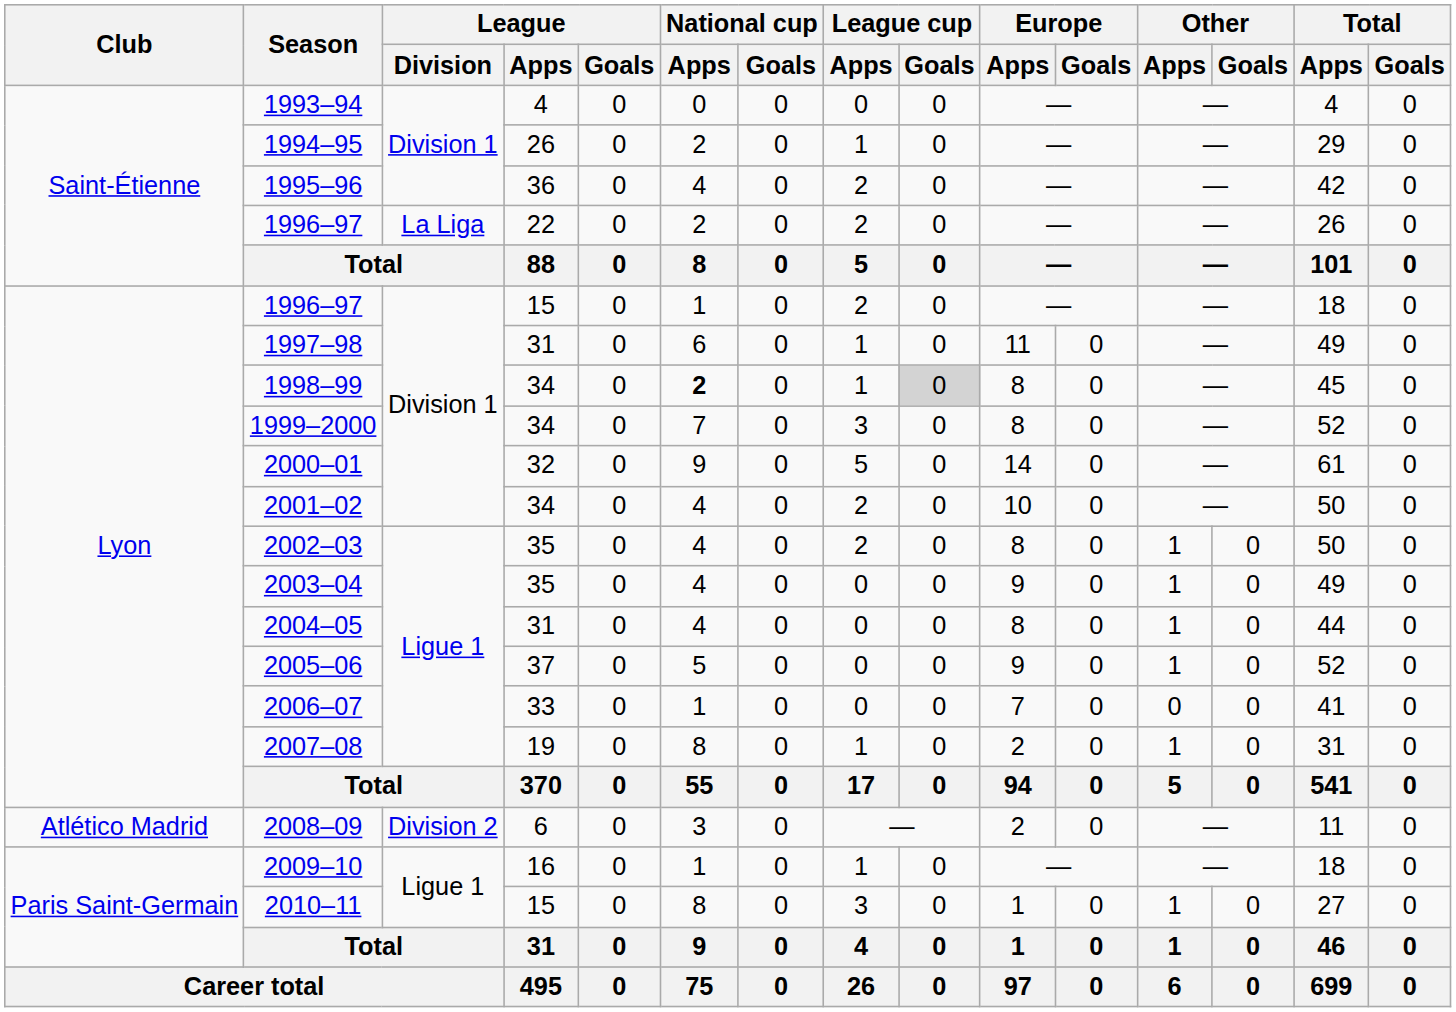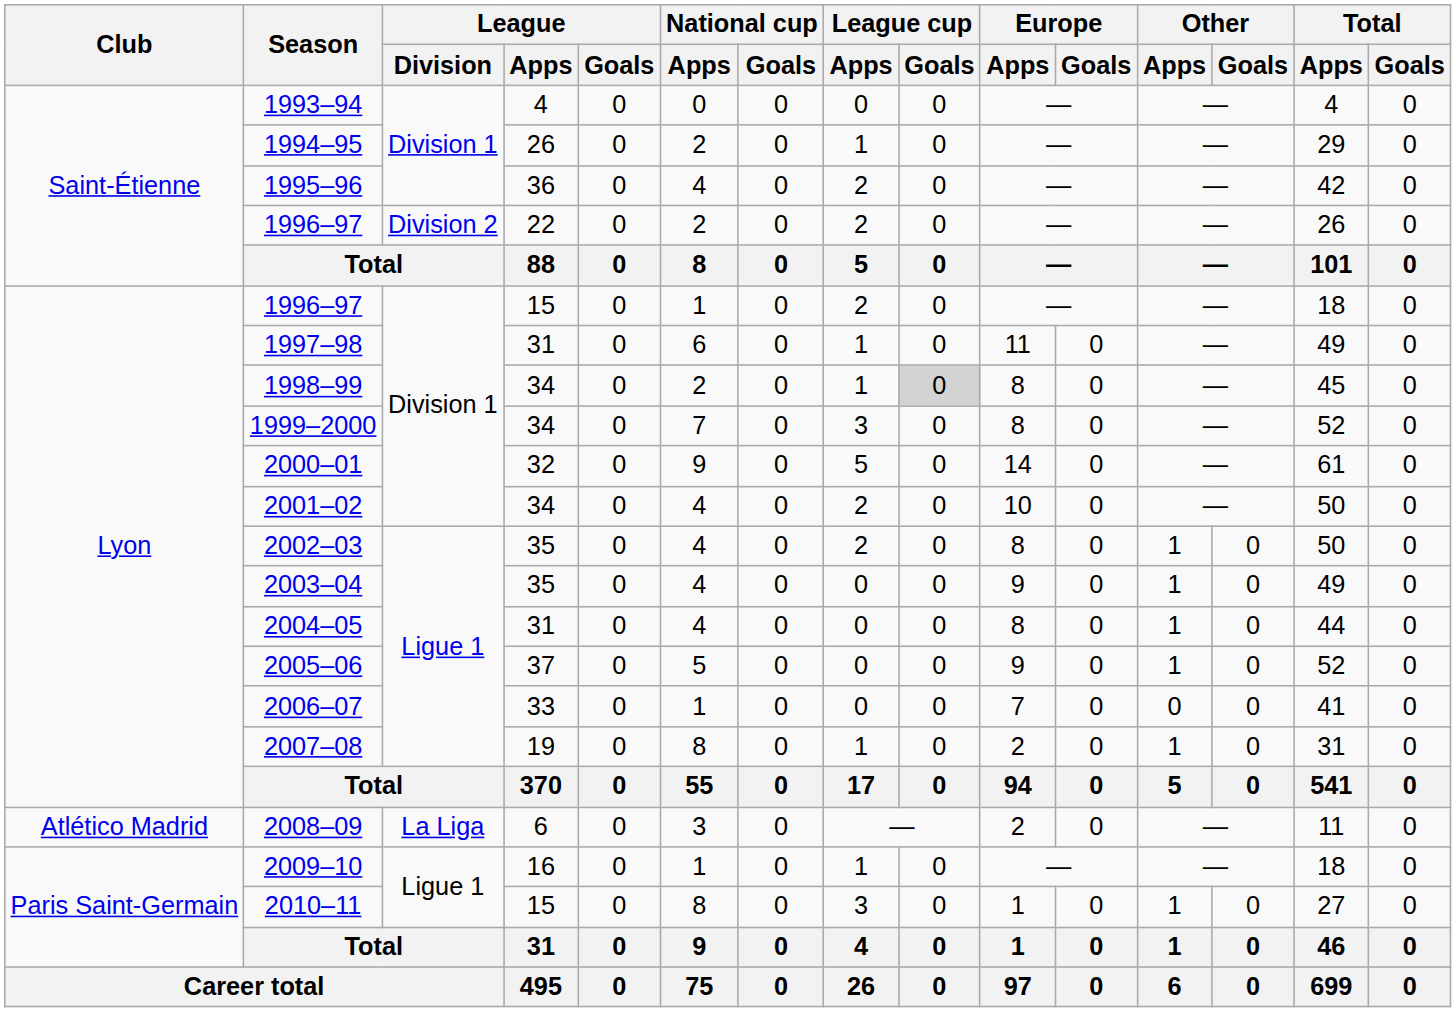(443, 225) La Liga -> (443, 225) Division 2
(699, 385) bold -> (699, 385) normal
(443, 826) Division 2 -> (443, 826) La Liga
